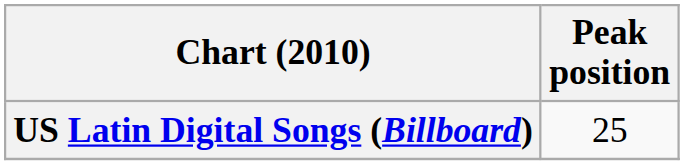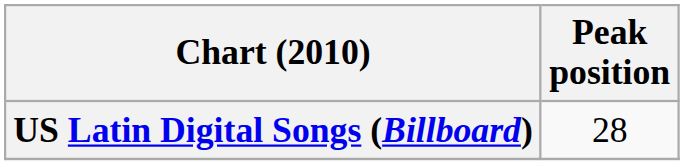(610, 129) 25 -> (610, 129) 28
